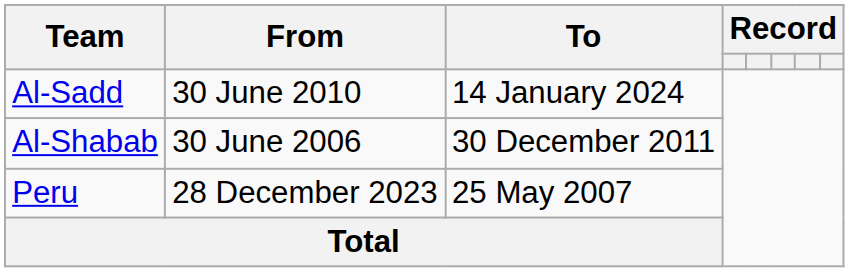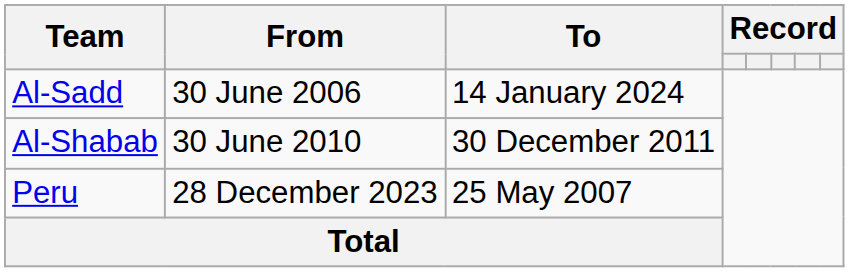(267, 93) 30 June 2010 -> (267, 93) 30 June 2006
(267, 142) 30 June 2006 -> (267, 142) 30 June 2010
